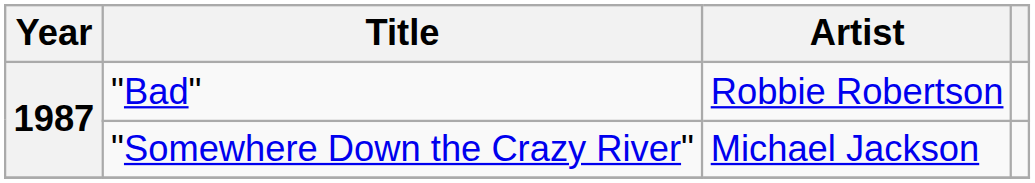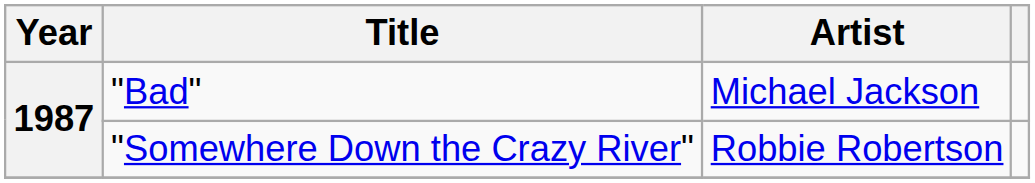(857, 90) Robbie Robertson -> (845, 90) Michael Jackson
(845, 148) Michael Jackson -> (857, 148) Robbie Robertson
